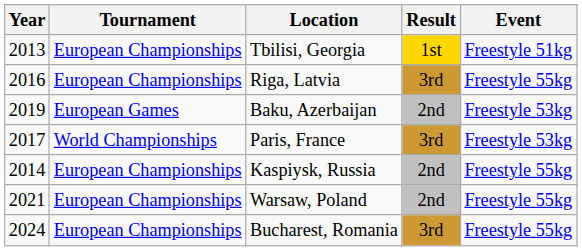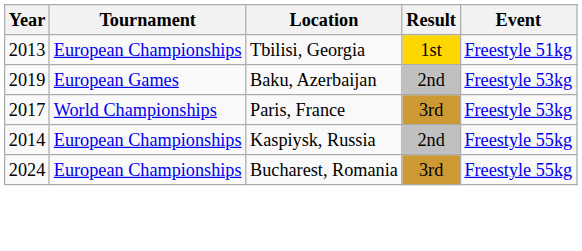- row: (295, 79)
- row: (308, 200)
